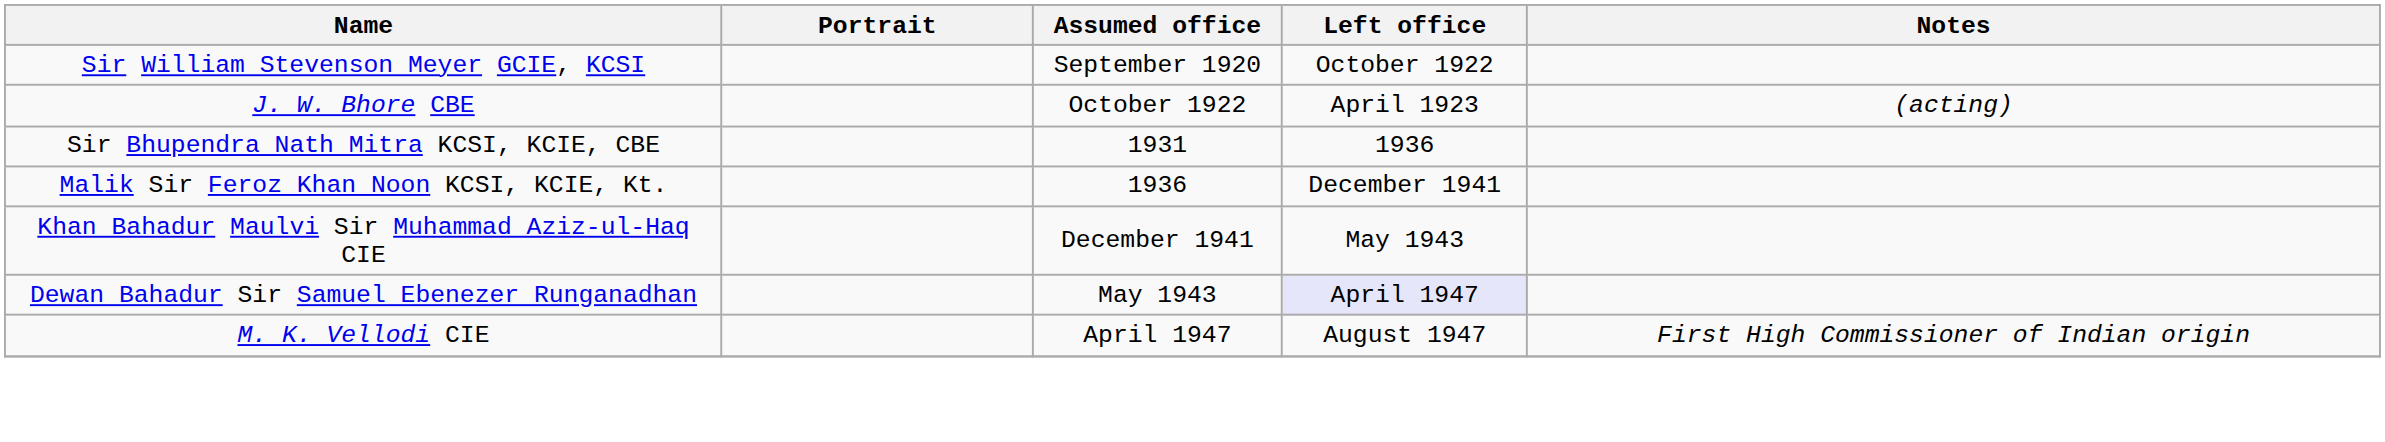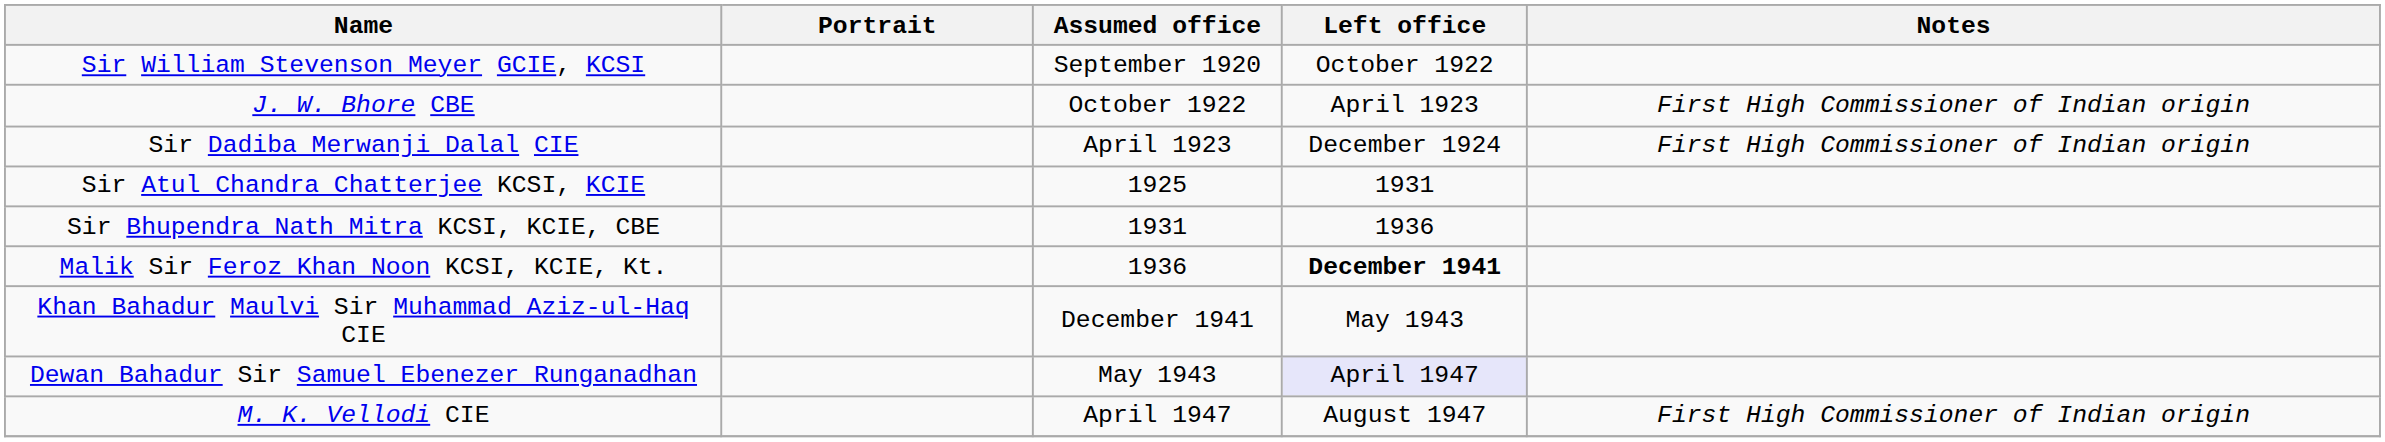(1954, 106) (acting) -> (1954, 106) First High Commissioner of Indian origin
+ row: (364, 146)
+ row: (364, 186)
(1405, 186) normal -> (1405, 267) bold
